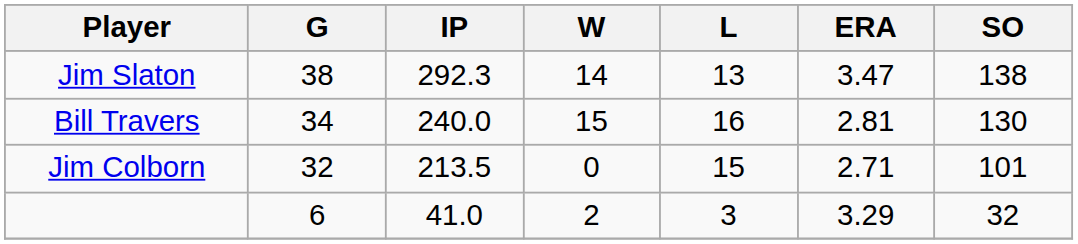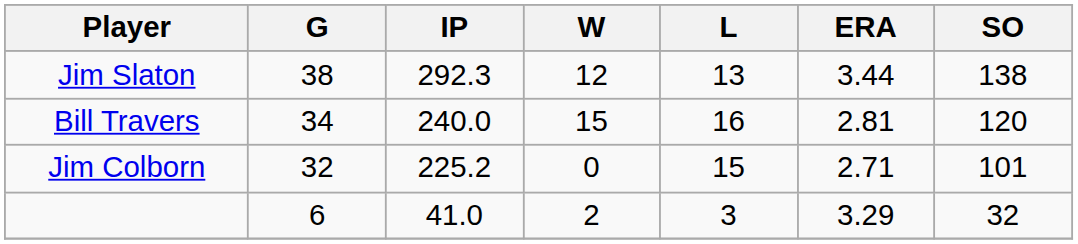(591, 74) 14 -> (591, 74) 12
(866, 74) 3.47 -> (866, 74) 3.44
(1003, 121) 130 -> (1003, 121) 120
(454, 167) 213.5 -> (454, 167) 225.2
